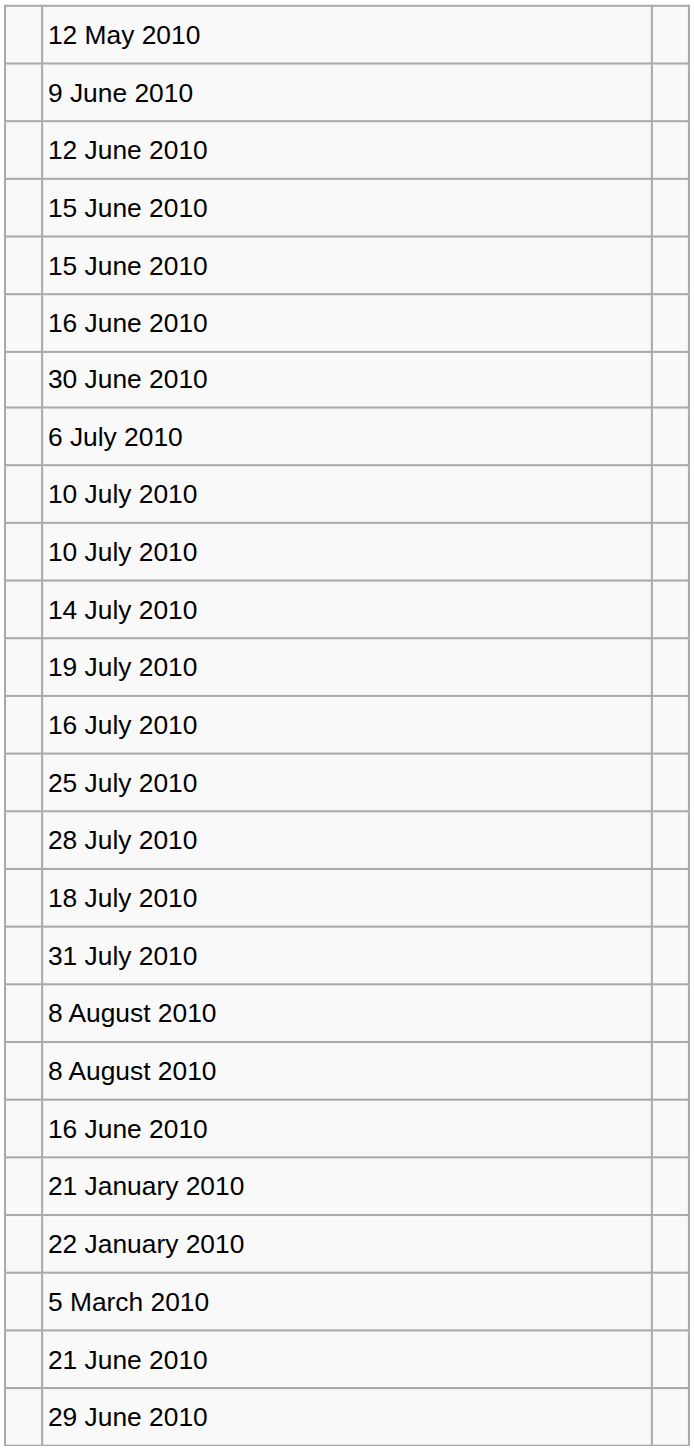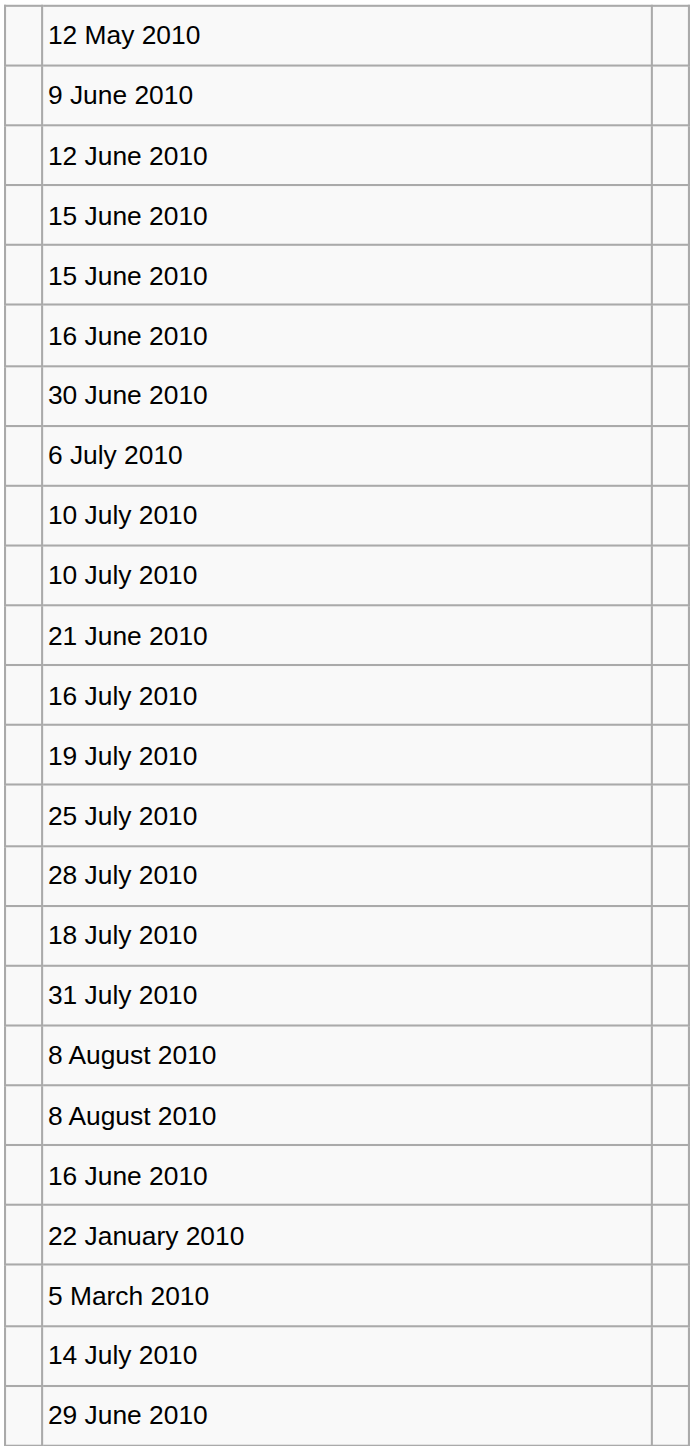rows swapped: (23, 610) <-> (23, 1359)
rows swapped: (23, 725) <-> (23, 668)
- row: (23, 1186)
